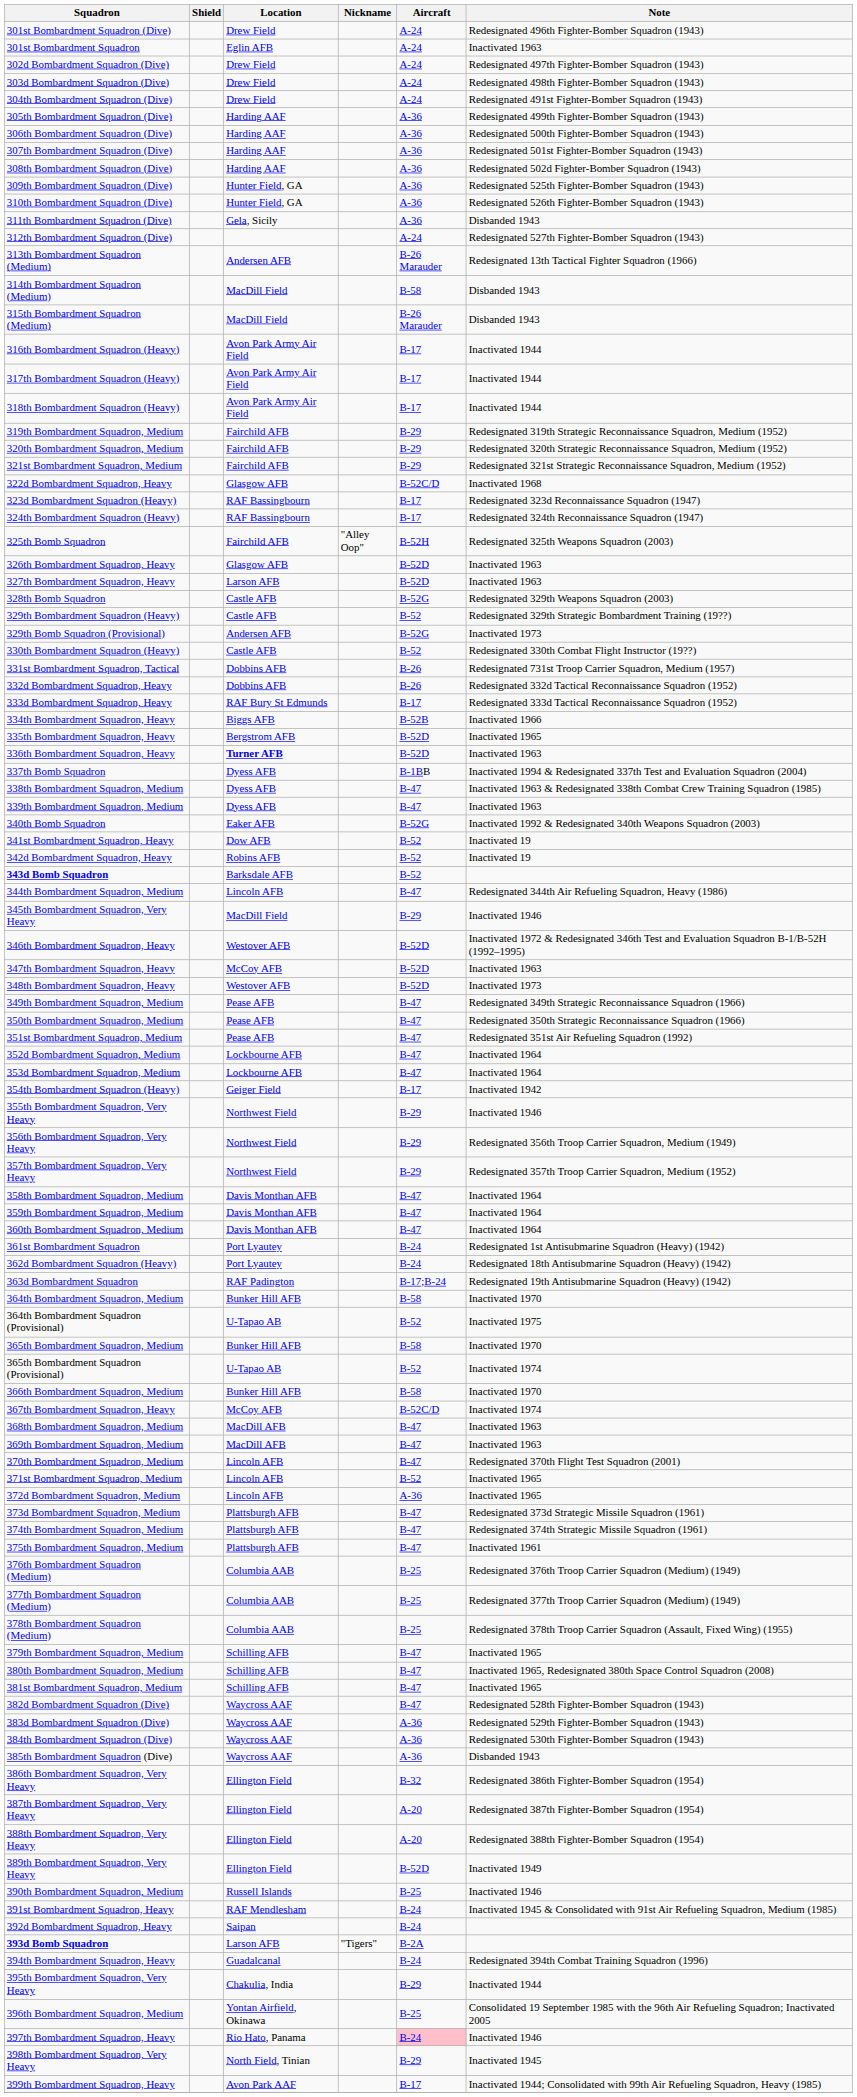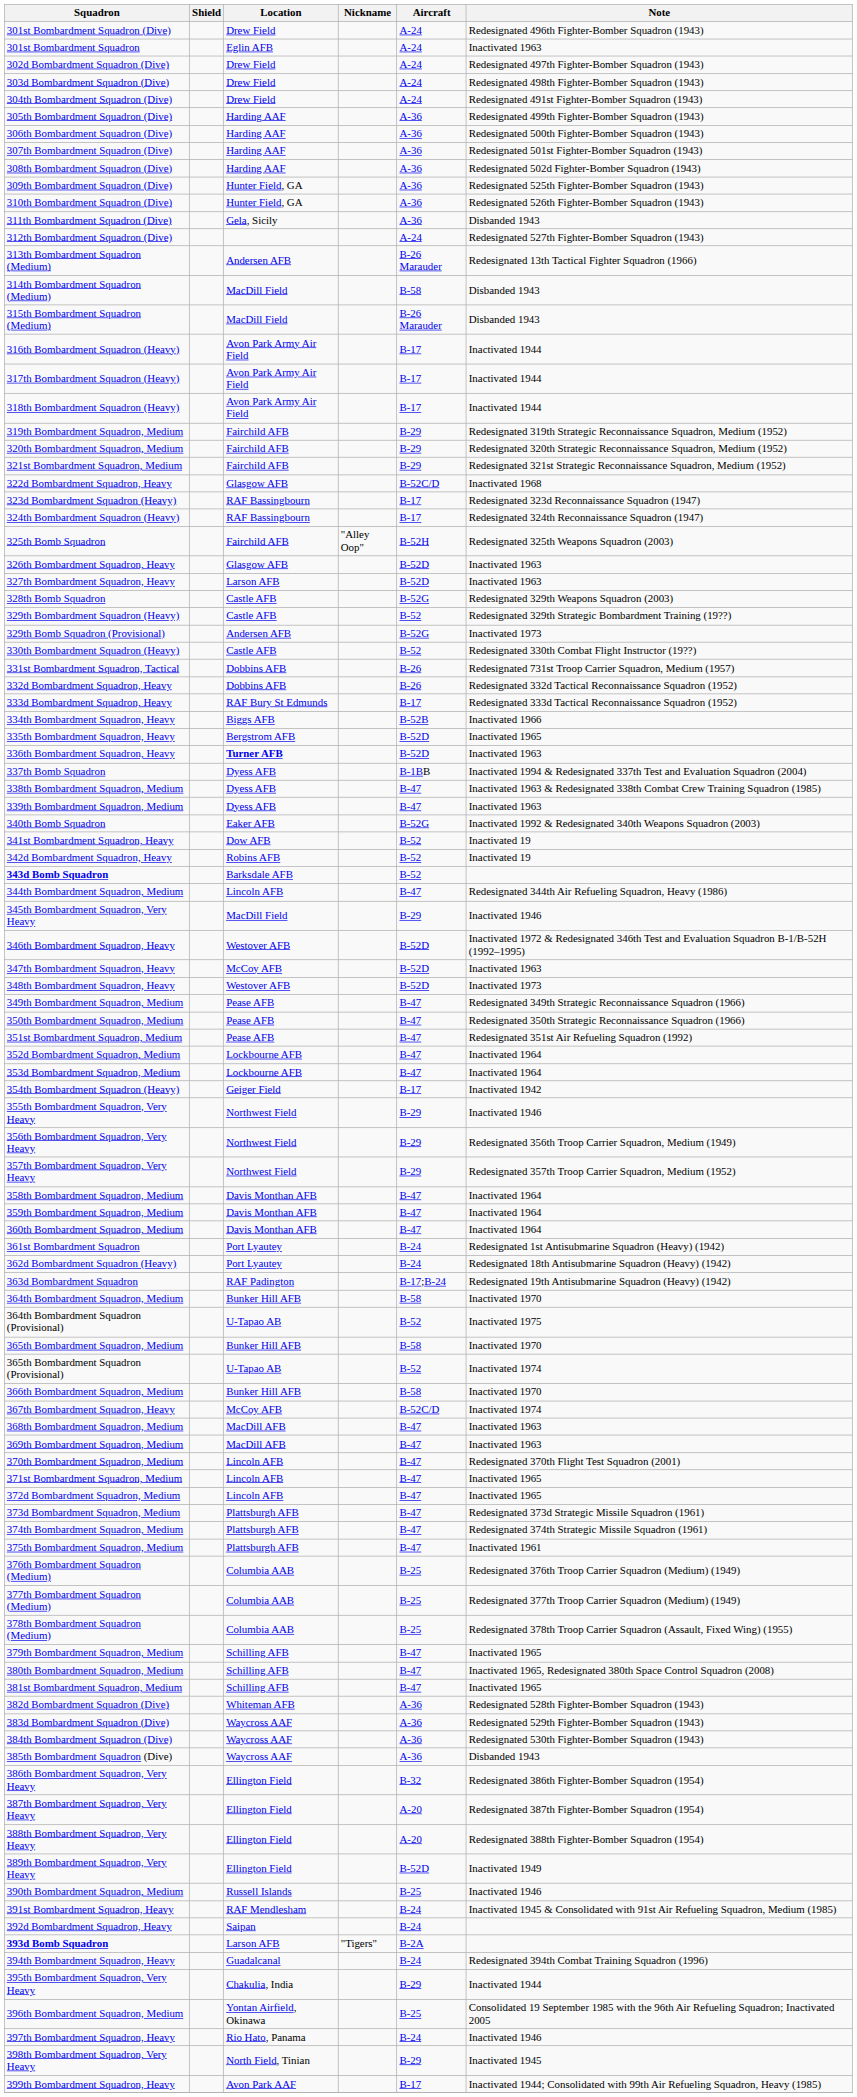(410, 1478) B-52 -> (410, 1478) B-47
(411, 1495) A-36 -> (410, 1495) B-47
(259, 1705) Waycross AAF -> (260, 1705) Whiteman AFB
(410, 1705) B-47 -> (411, 1705) A-36
(410, 2037) pink background -> (410, 2037) no background
